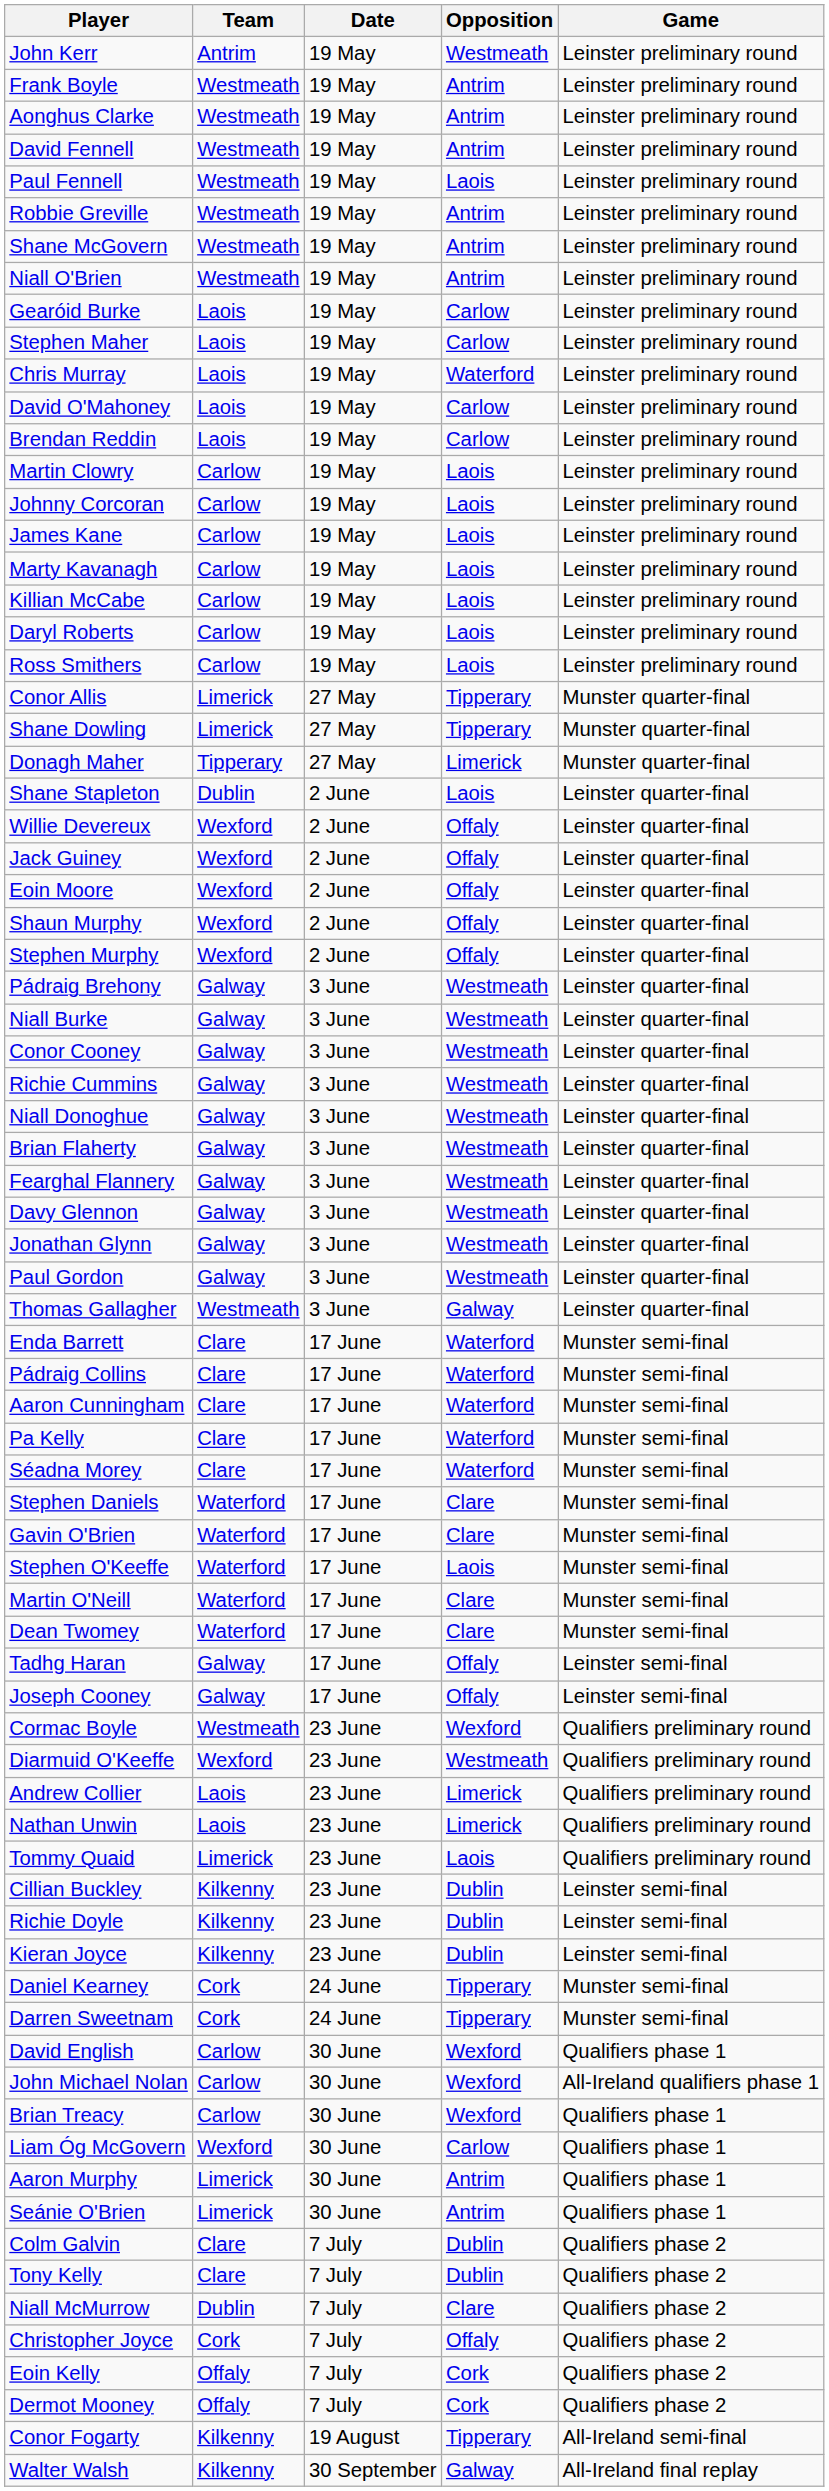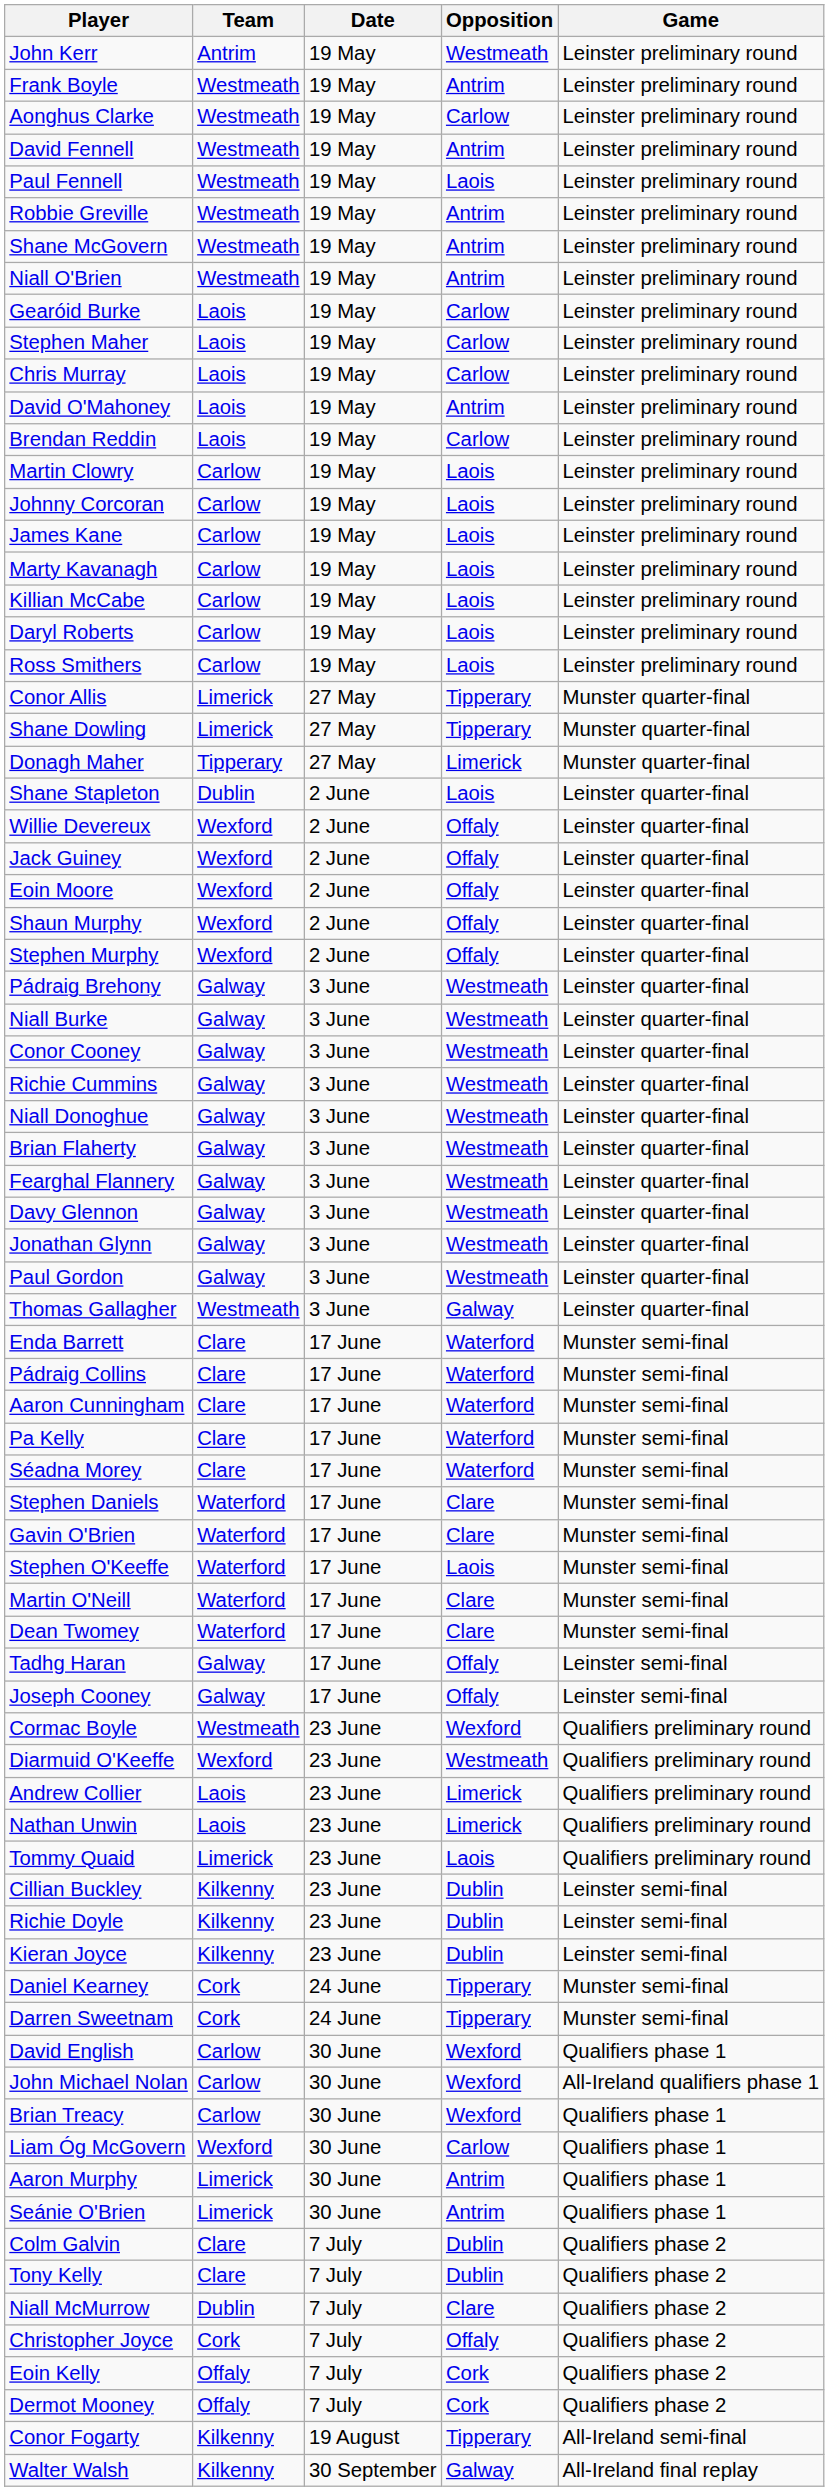(475, 117) Antrim -> (478, 117) Carlow
(490, 375) Waterford -> (478, 375) Carlow
(478, 407) Carlow -> (475, 407) Antrim
